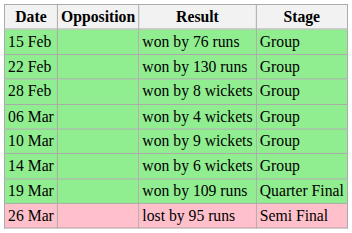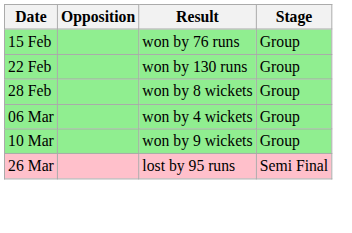- row: (31, 166)
- row: (31, 191)
